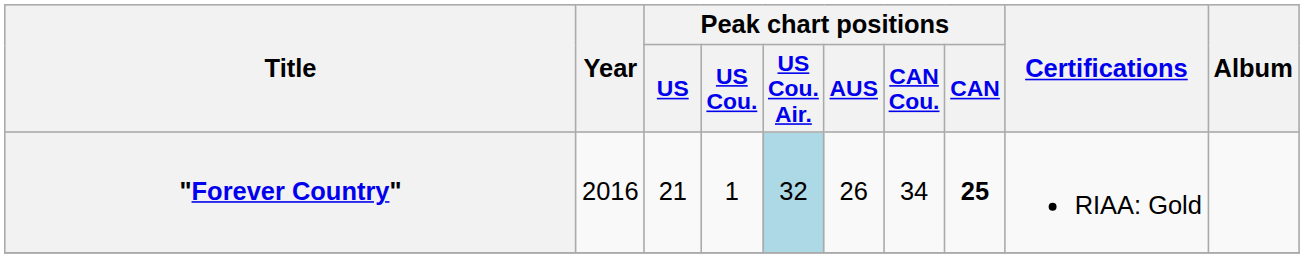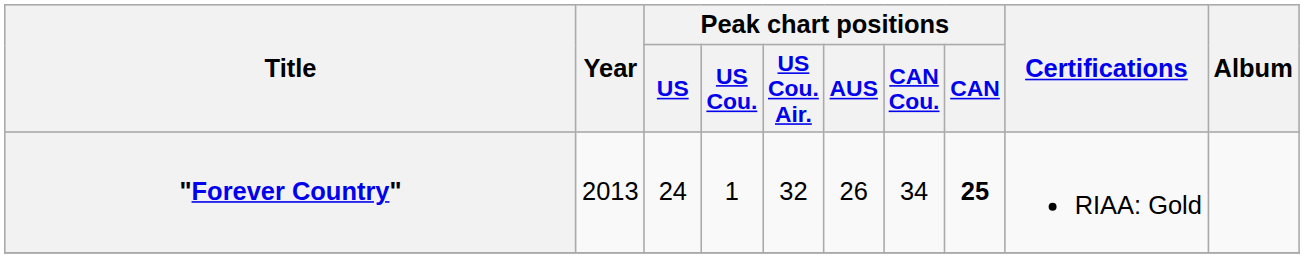(610, 191) 2016 -> (610, 191) 2013
(673, 191) 21 -> (673, 191) 24
(793, 191) lightblue background -> (793, 191) no background
